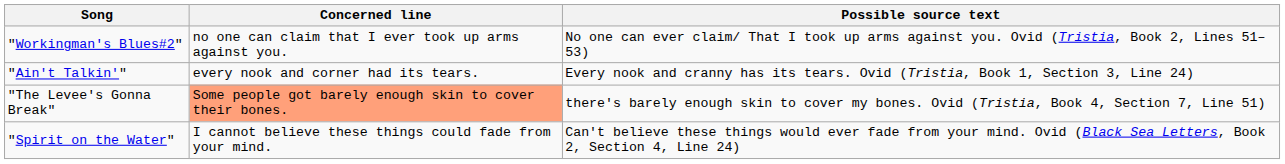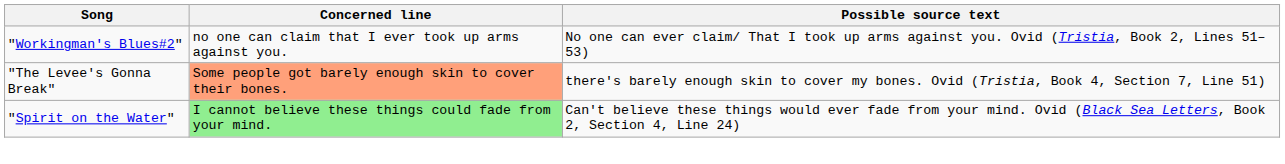- row: (67, 74)
(372, 140) no background -> (372, 118) lightgreen background
